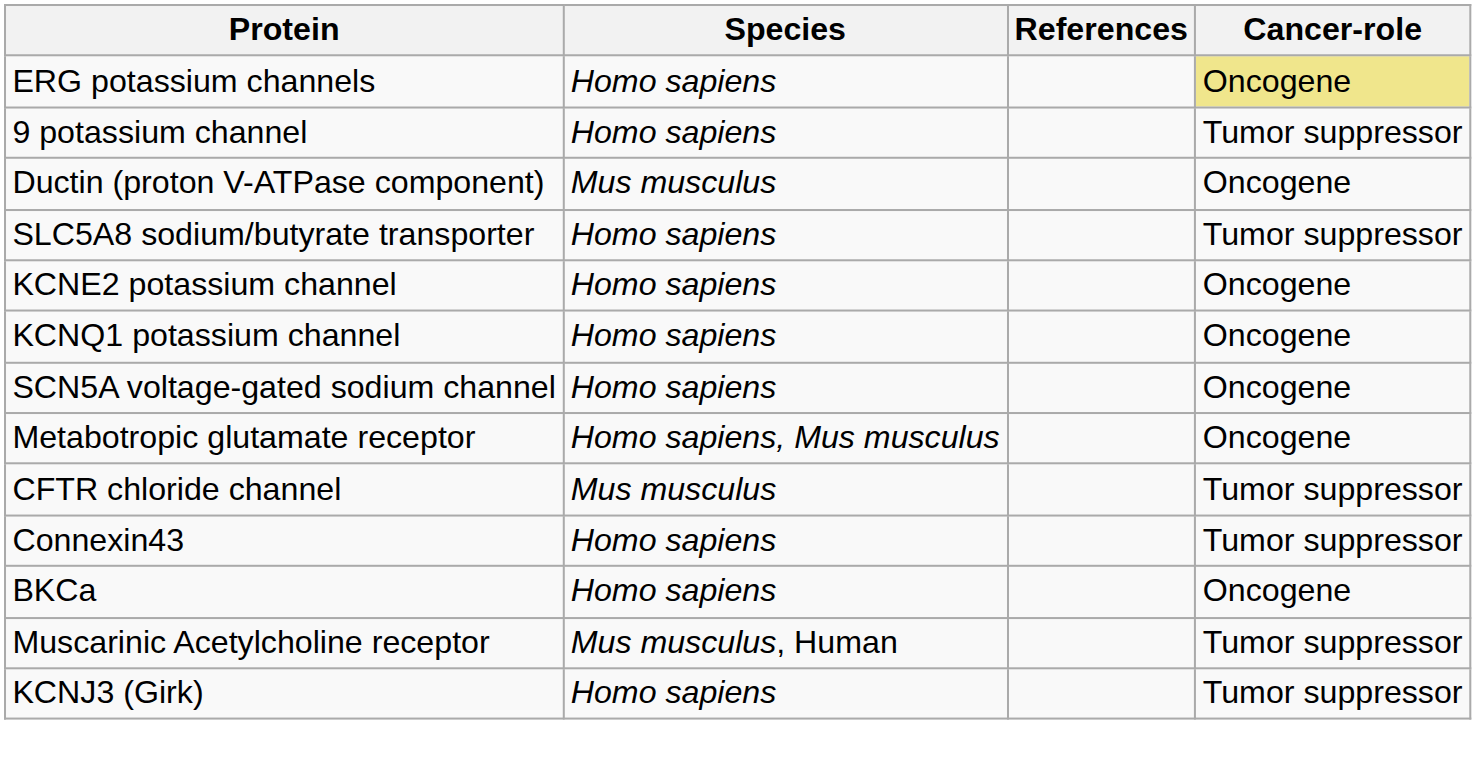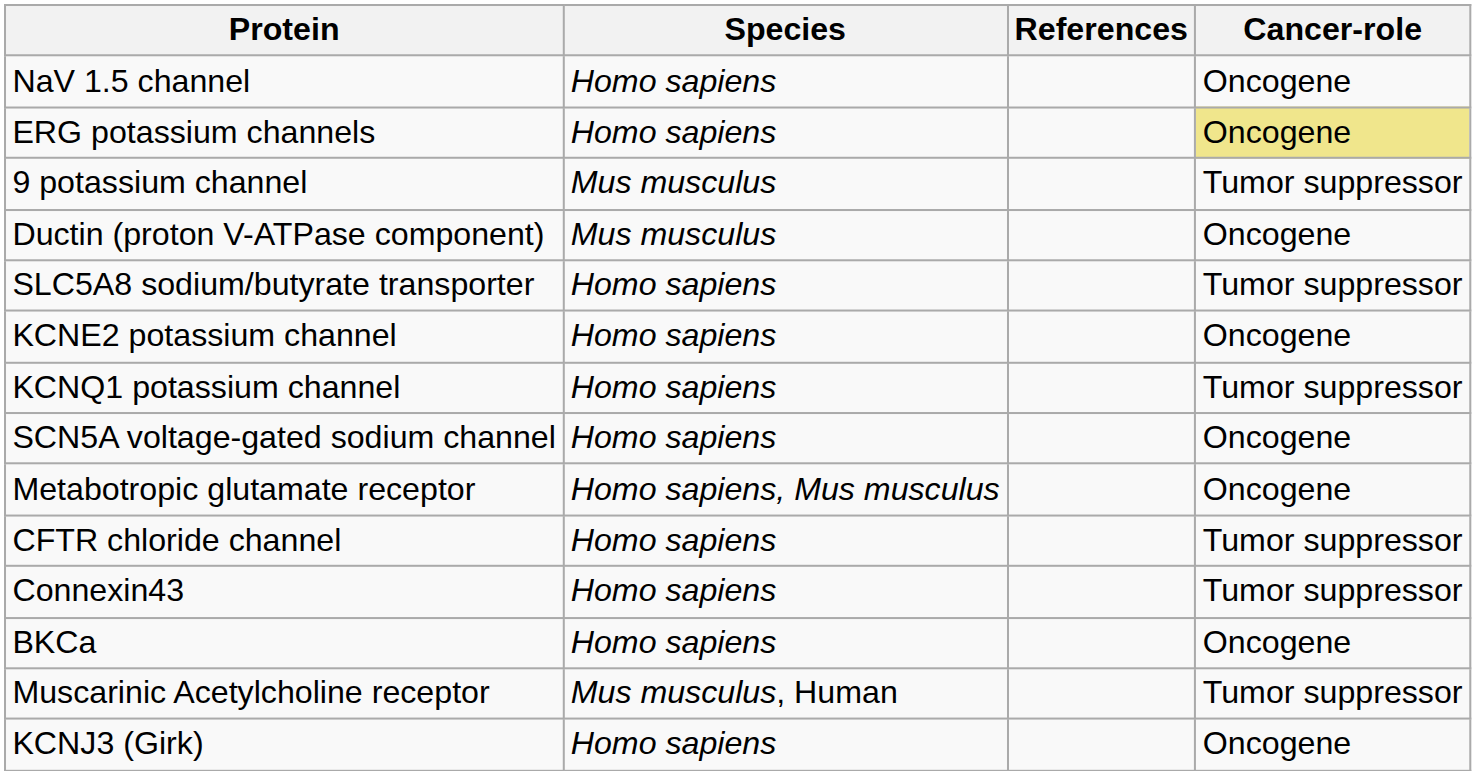+ row: (131, 81)
(674, 132) Homo sapiens -> (673, 183) Mus musculus
(1277, 336) Oncogene -> (1333, 387) Tumor suppressor
(673, 489) Mus musculus -> (674, 540) Homo sapiens
(1333, 693) Tumor suppressor -> (1277, 744) Oncogene
